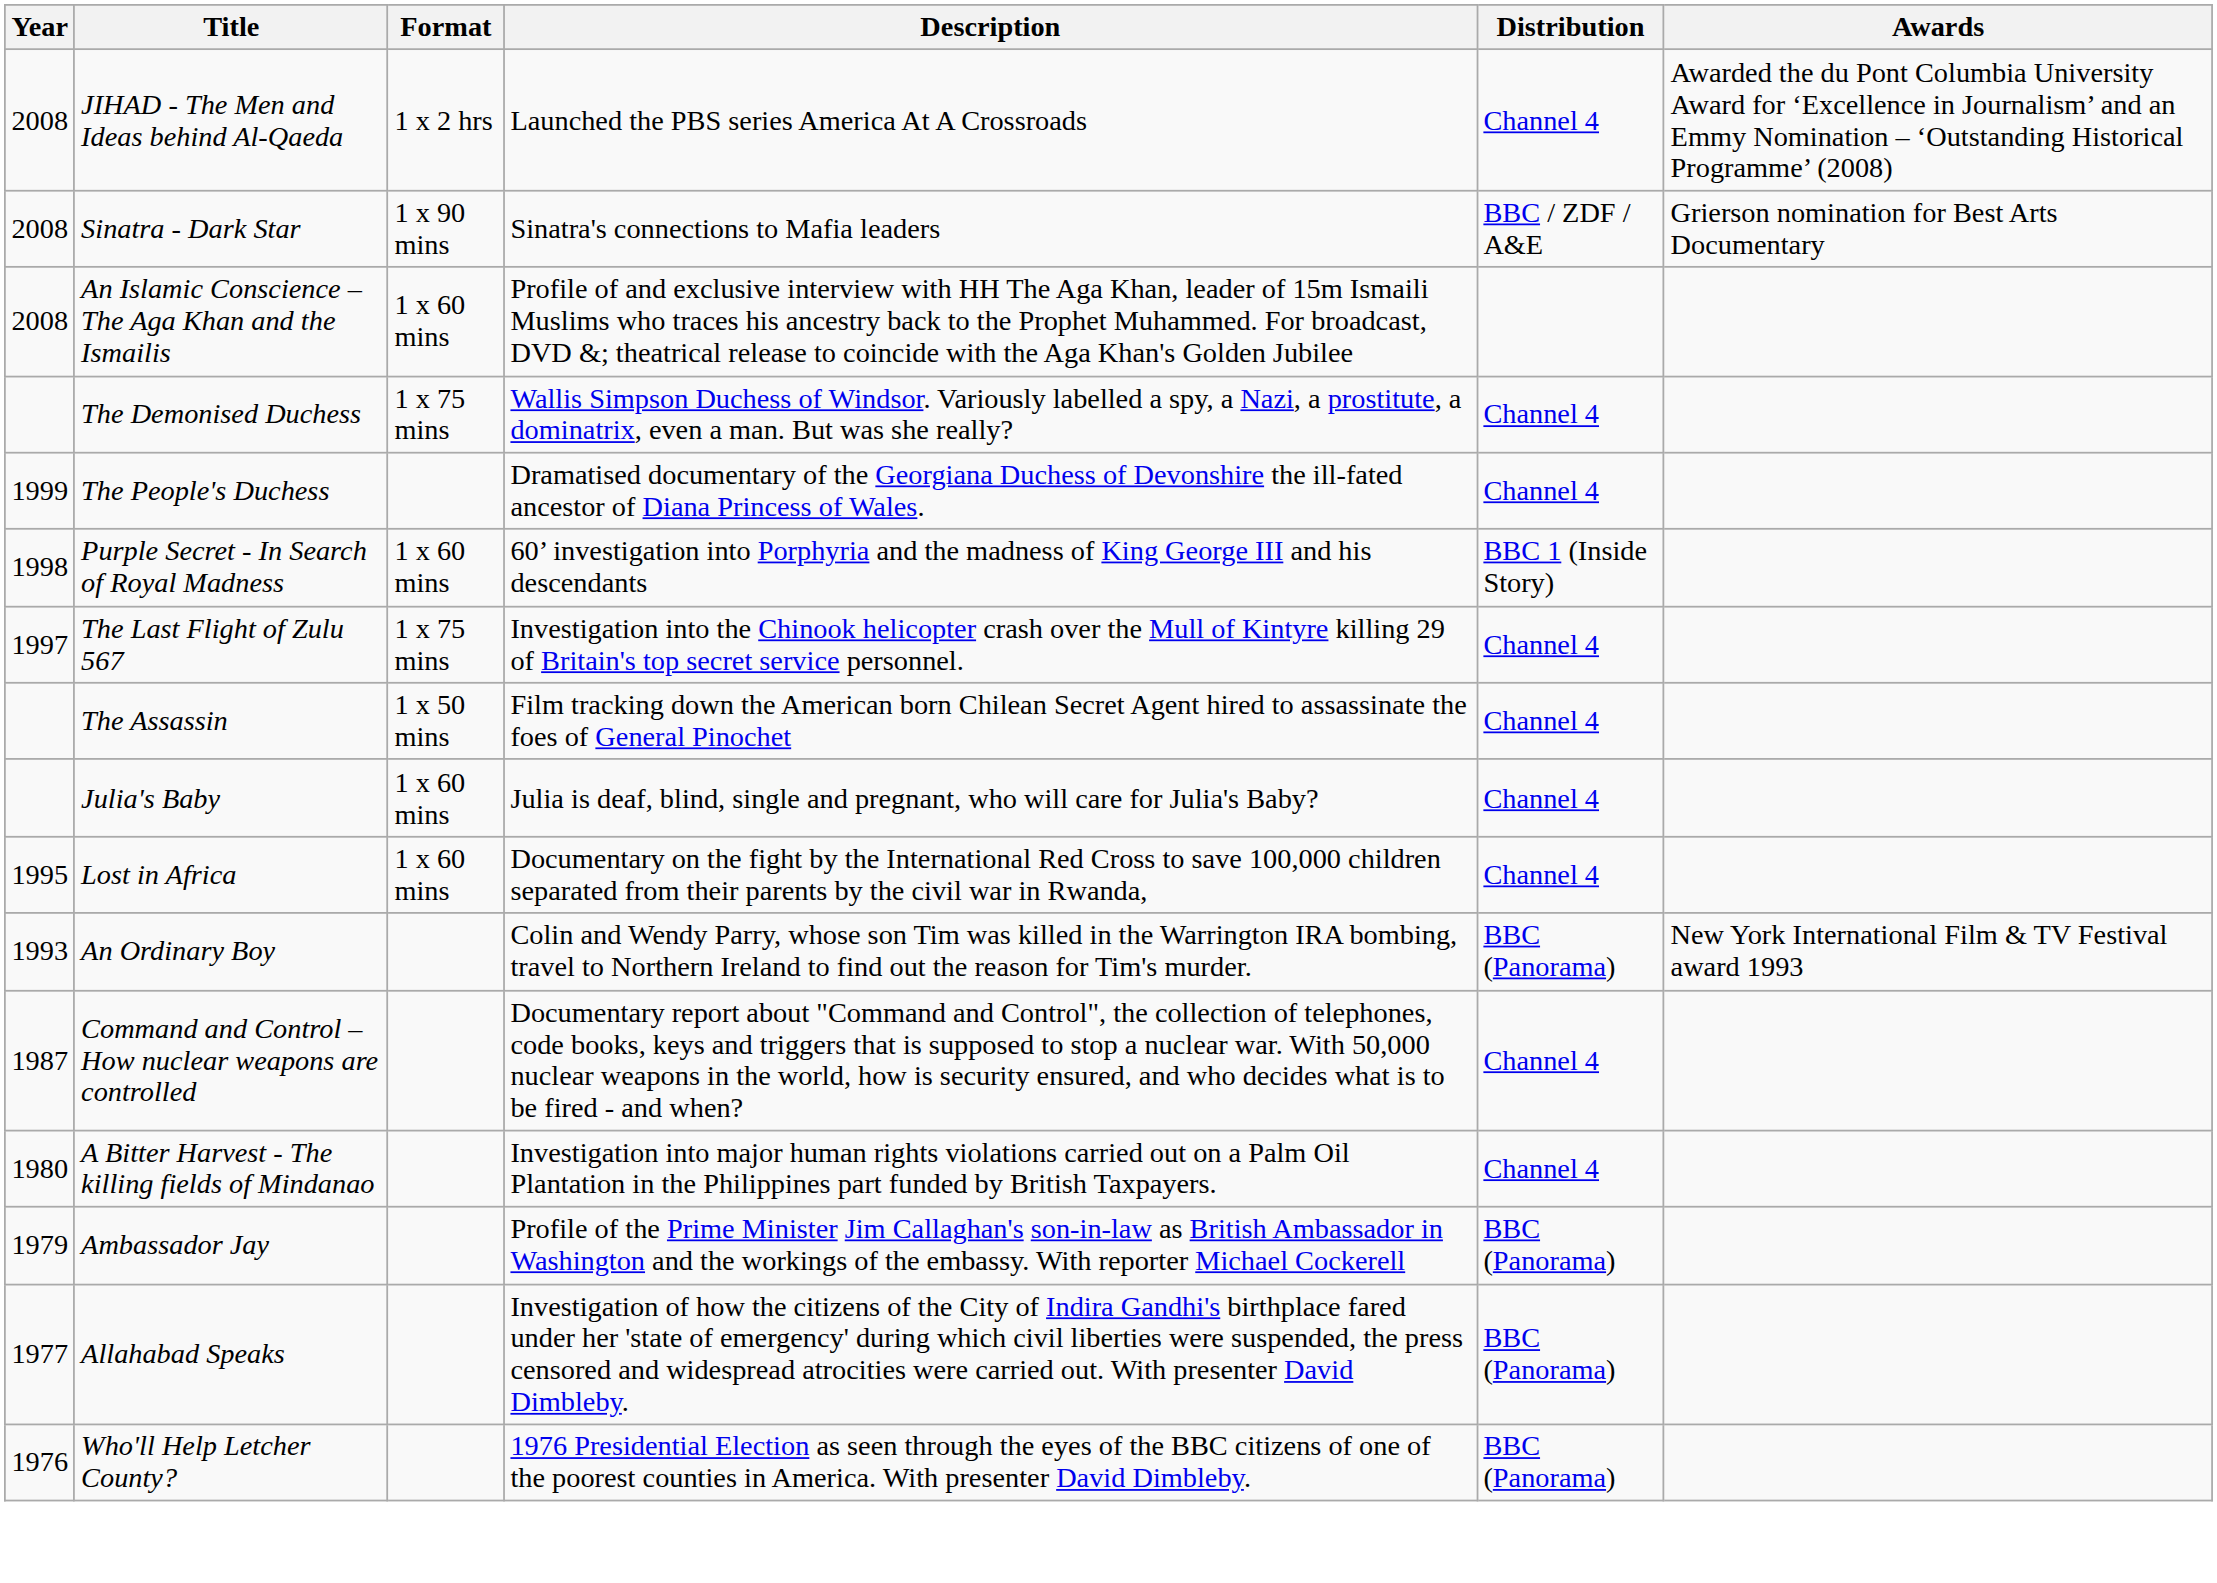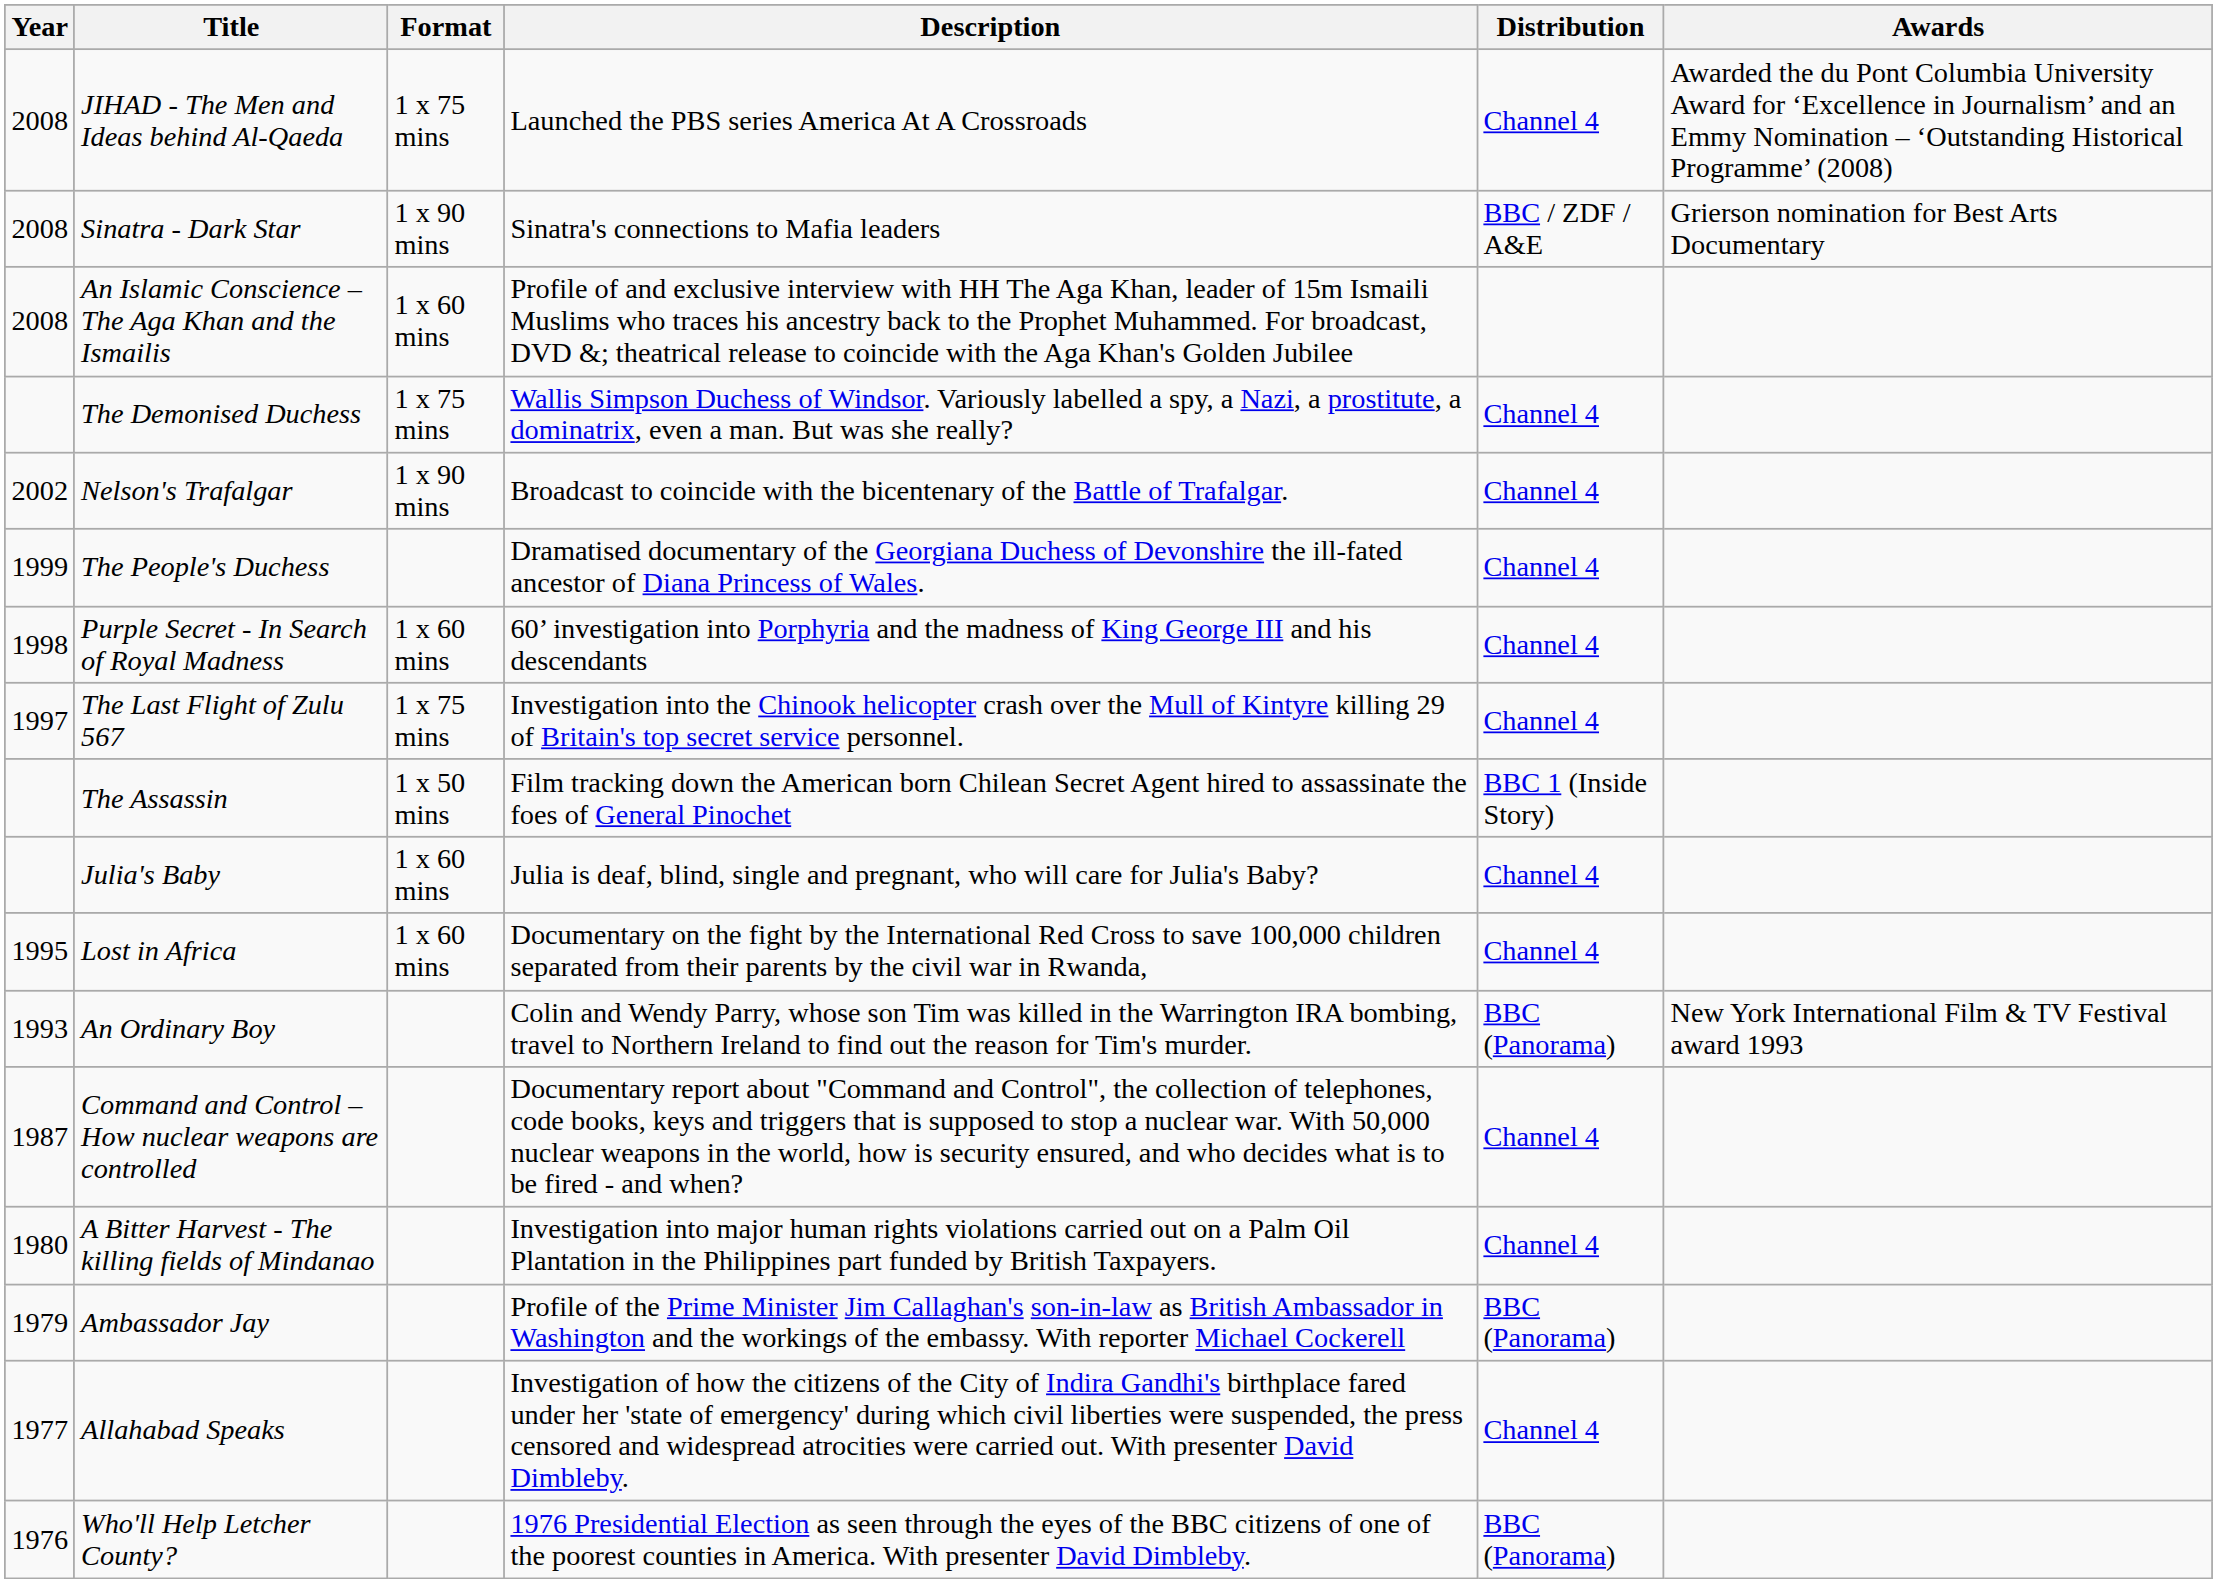(444, 119) 1 x 2 hrs -> (430, 119) 1 x 75 mins
+ row: (187, 490)
(1565, 567) BBC 1 (Inside Story) -> (1541, 644) Channel 4
(1541, 720) Channel 4 -> (1565, 797) BBC 1 (Inside Story)
(1549, 1353) BBC (Panorama) -> (1541, 1430) Channel 4
